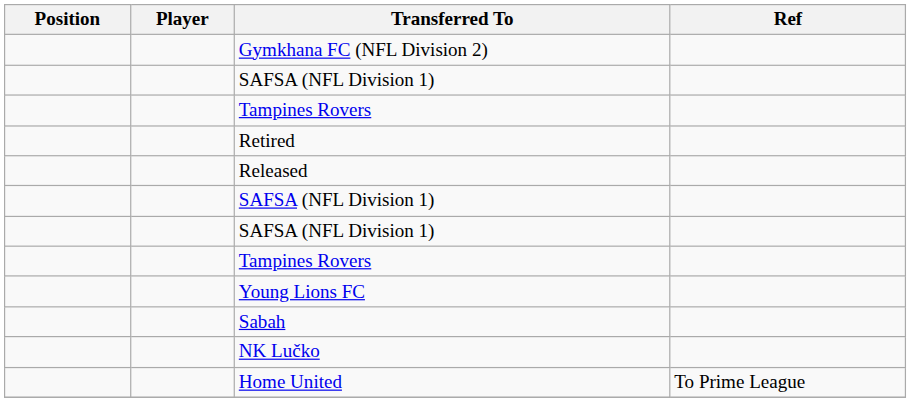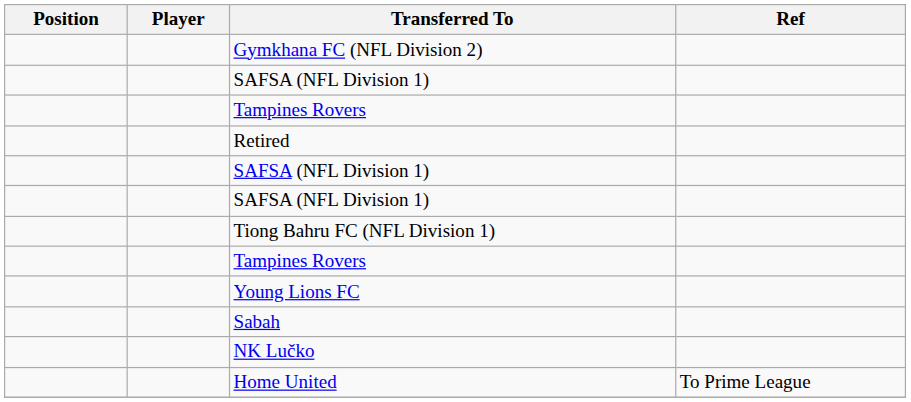- row: (273, 170)
+ row: (364, 230)
